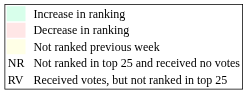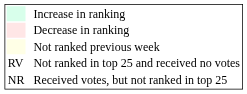(16, 63) NR -> (16, 63) RV
(16, 79) RV -> (16, 79) NR
